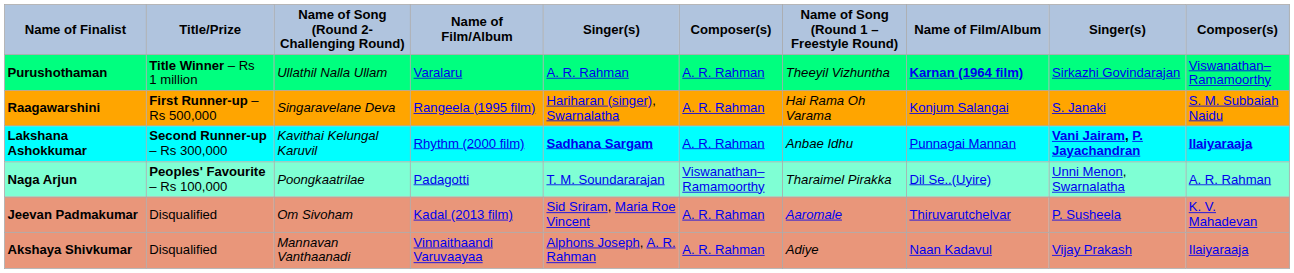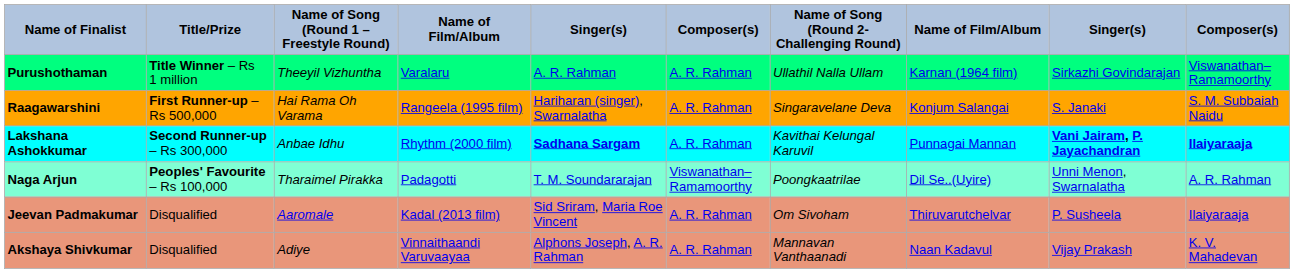columns swapped: (845, 29) <-> (342, 29)
(966, 72) bold -> (963, 72) normal
(1223, 214) K. V. Mahadevan -> (1219, 214) Ilaiyaraaja
(1219, 250) Ilaiyaraaja -> (1223, 250) K. V. Mahadevan
